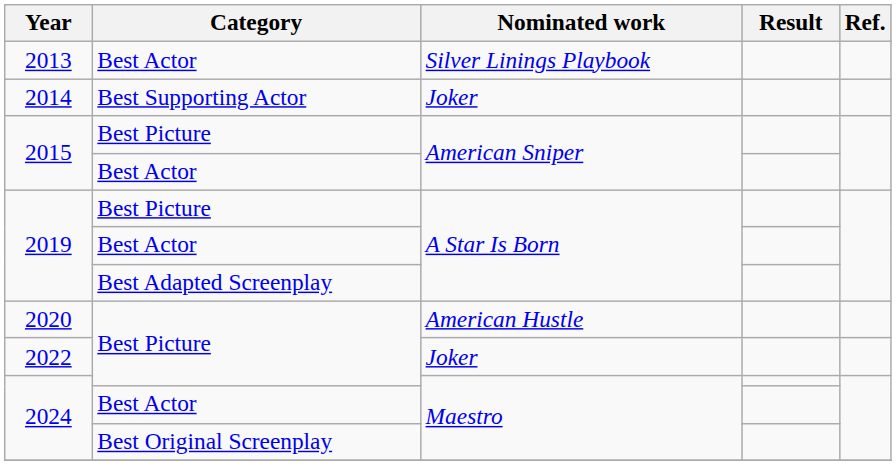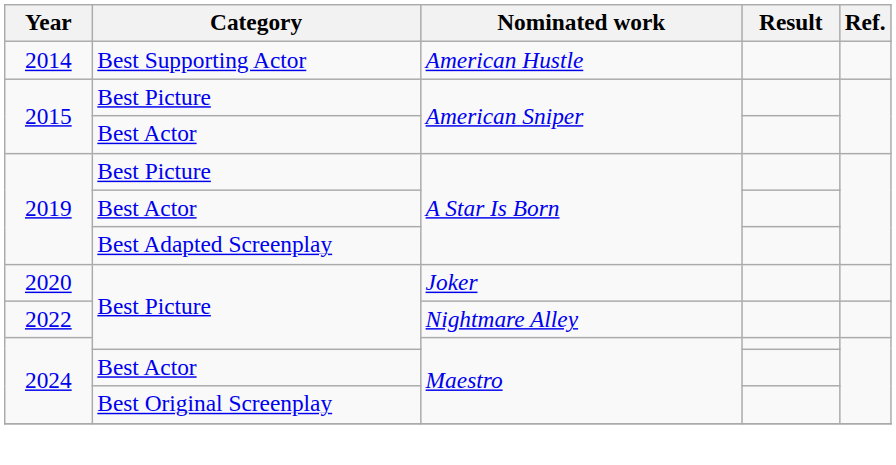- row: (48, 60)
(452, 97) Joker -> (504, 60) American Hustle
(504, 319) American Hustle -> (452, 282) Joker
(452, 356) Joker -> (502, 319) Nightmare Alley
